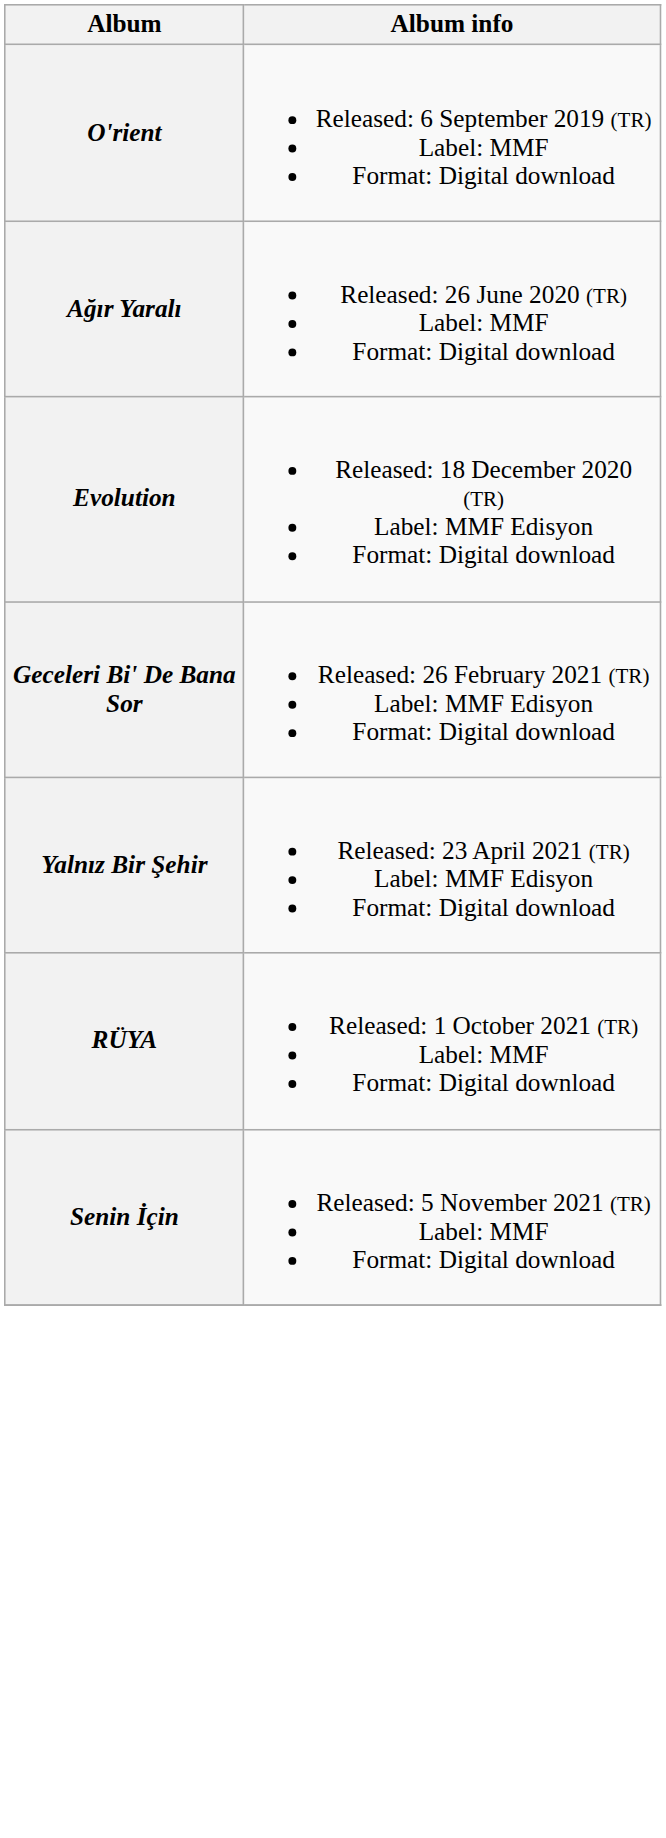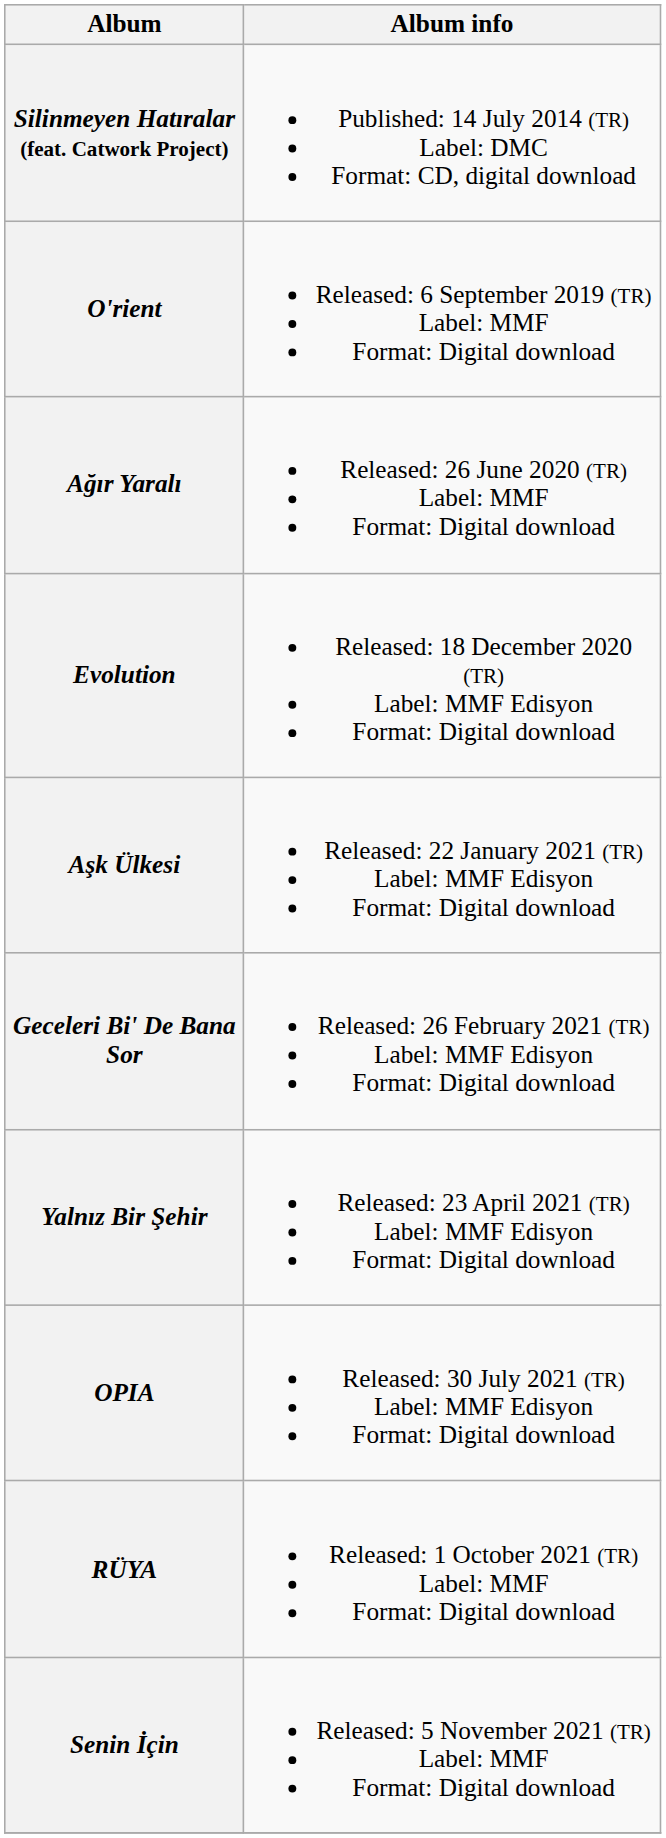+ row: (124, 132)
+ row: (124, 864)
+ row: (124, 1392)
